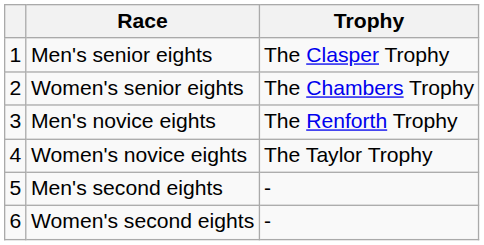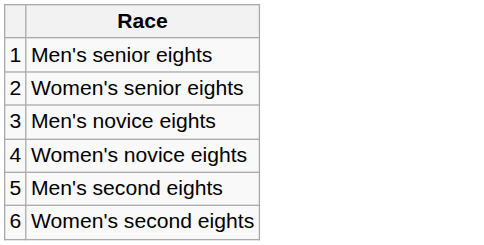- column: (369, 21)
